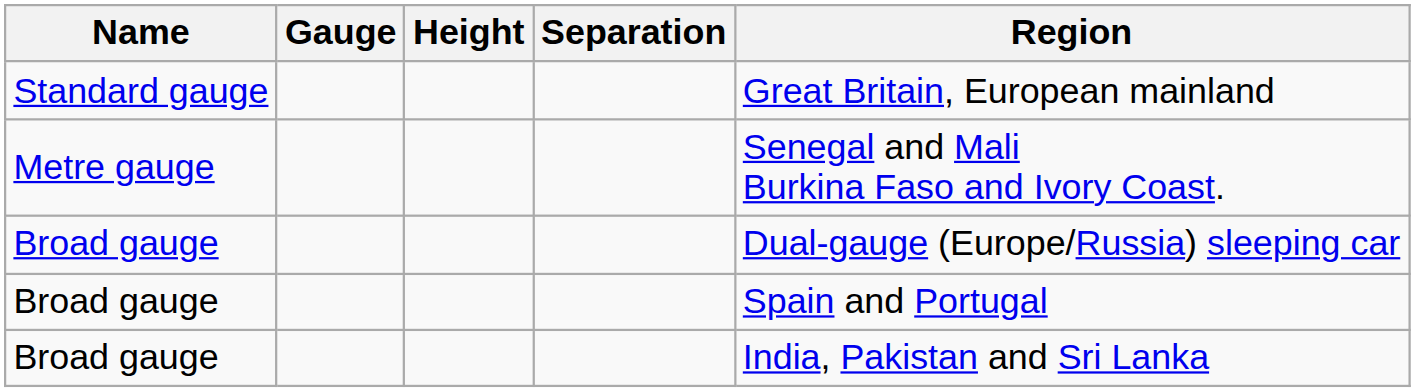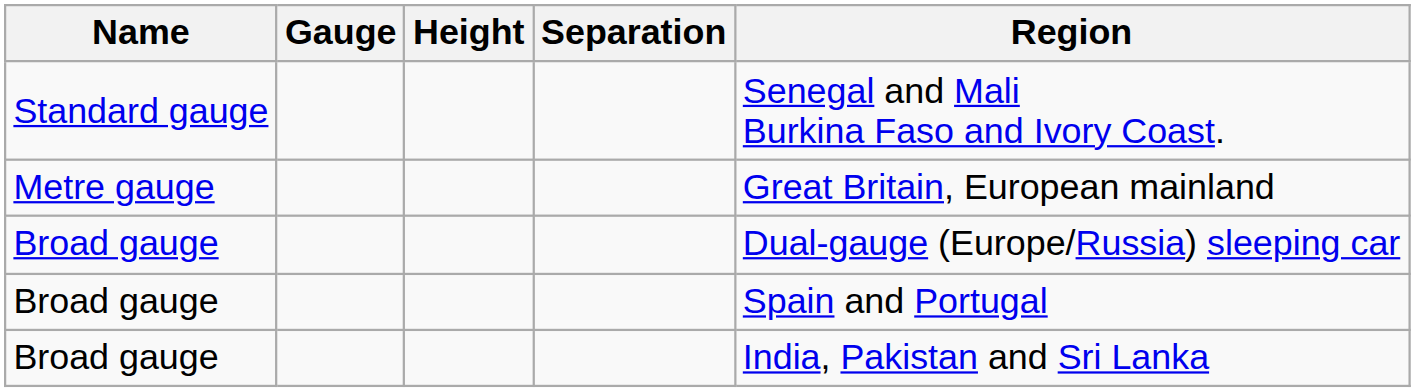(1009, 89) Great Britain, European mainland -> (984, 109) Senegal and Mali Burkina Faso and Ivory Coast.
(984, 166) Senegal and Mali Burkina Faso and Ivory Coast. -> (1009, 186) Great Britain, European mainland
